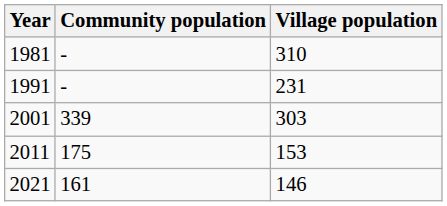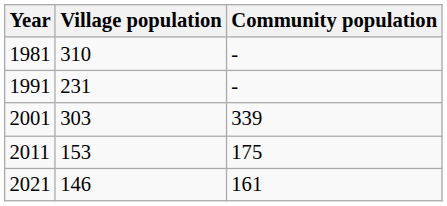columns swapped: (356, 20) <-> (163, 20)
